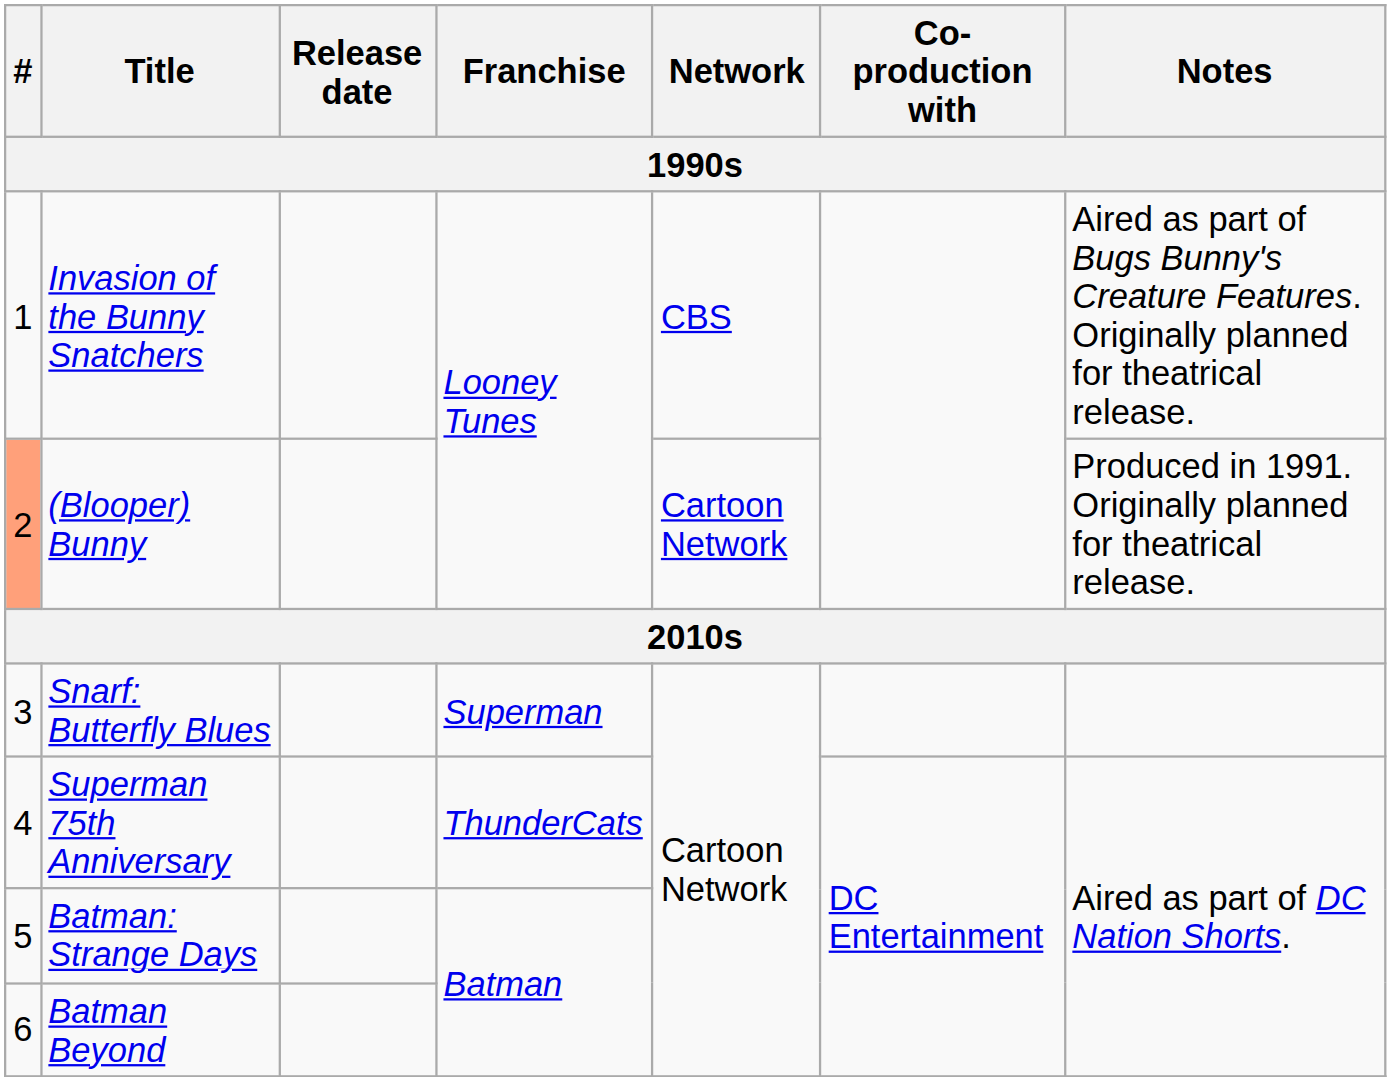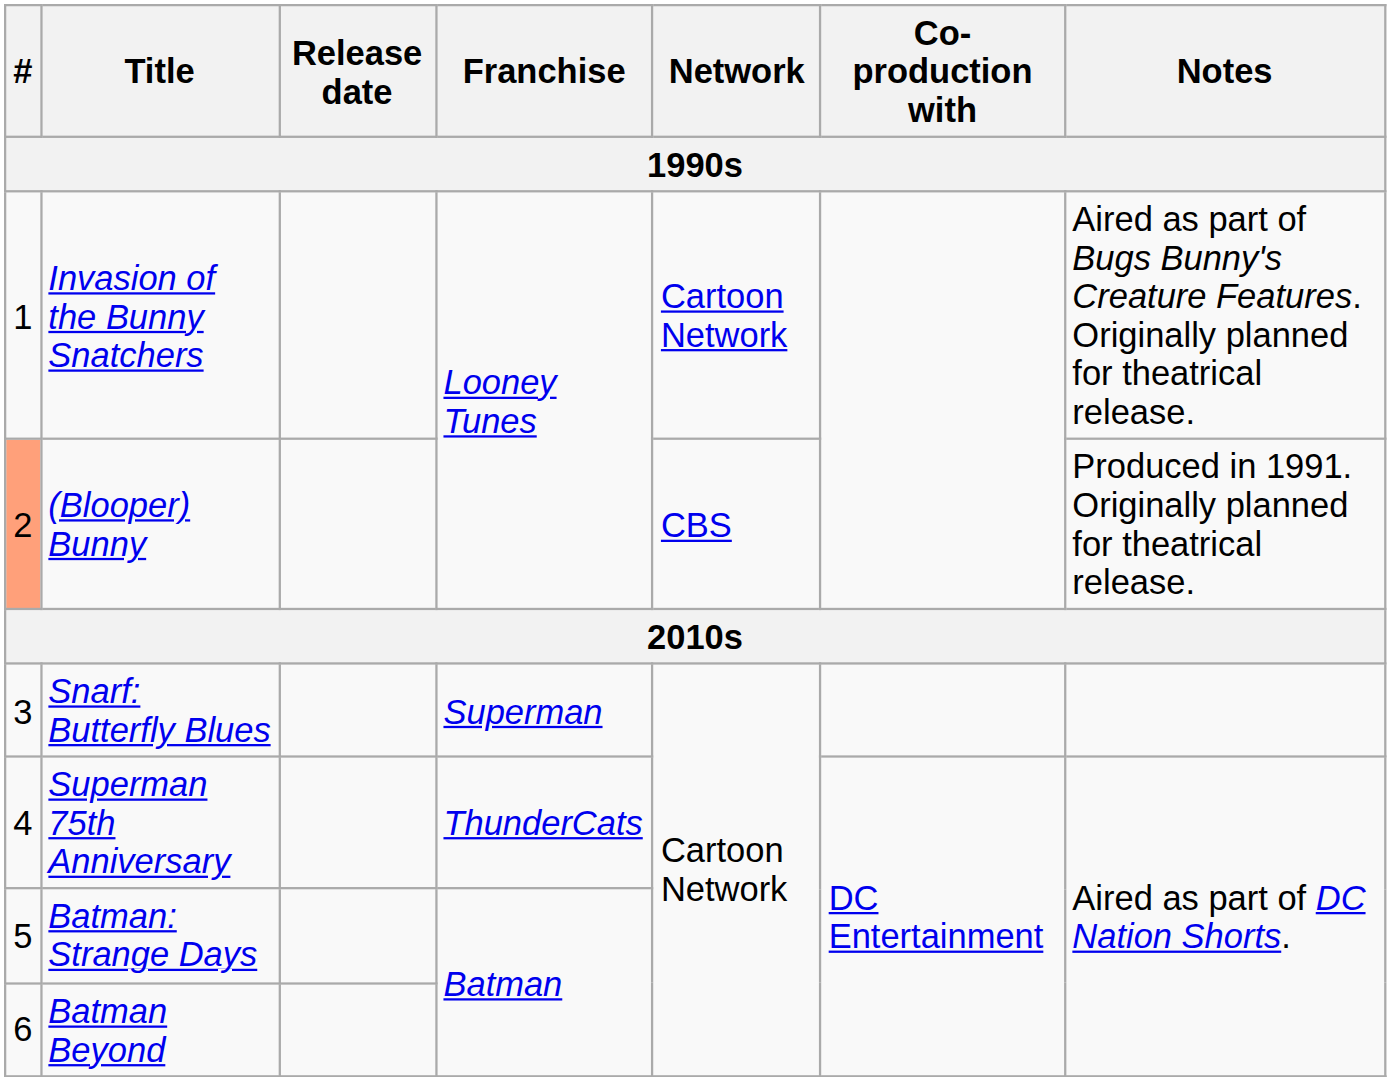(696, 316) CBS -> (724, 316) Cartoon Network
(724, 525) Cartoon Network -> (696, 525) CBS
